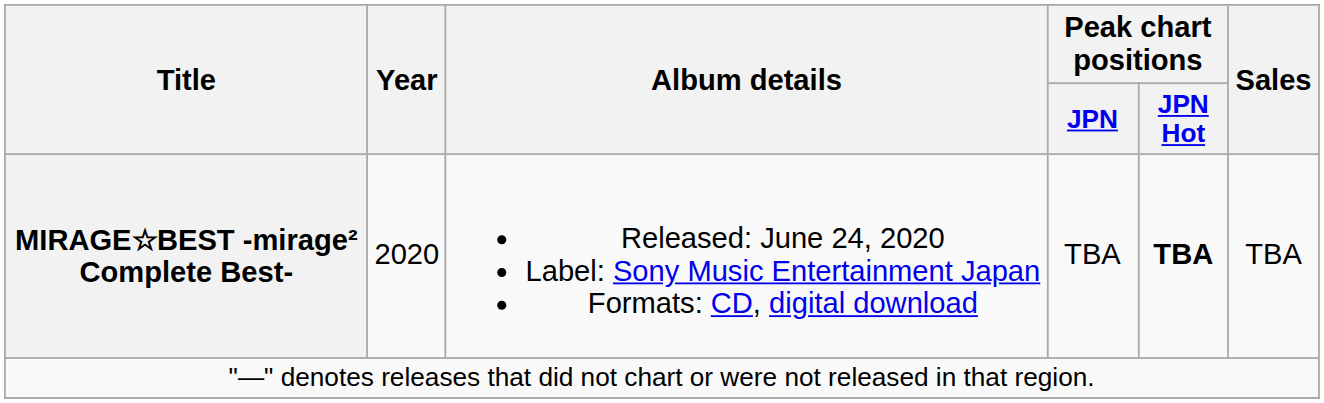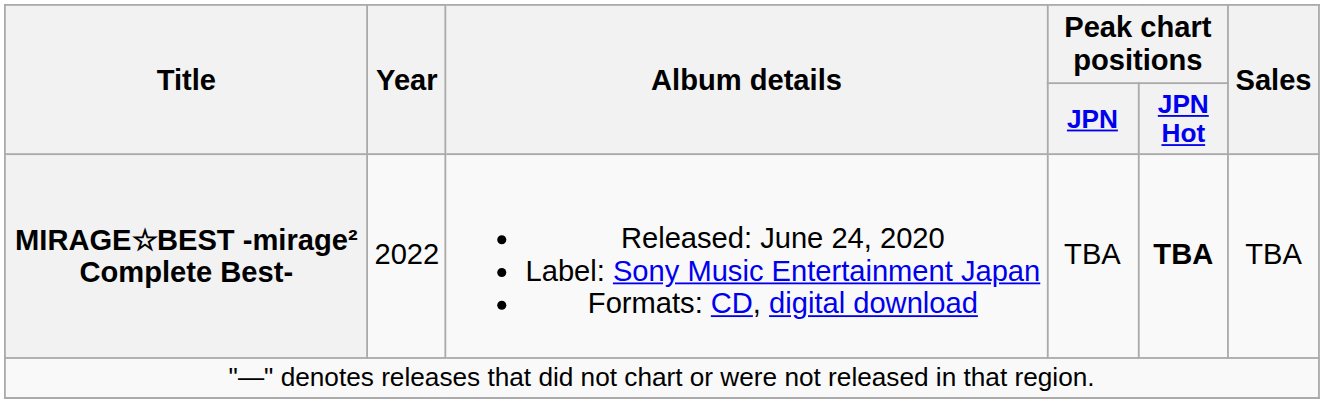(407, 255) 2020 -> (407, 255) 2022
